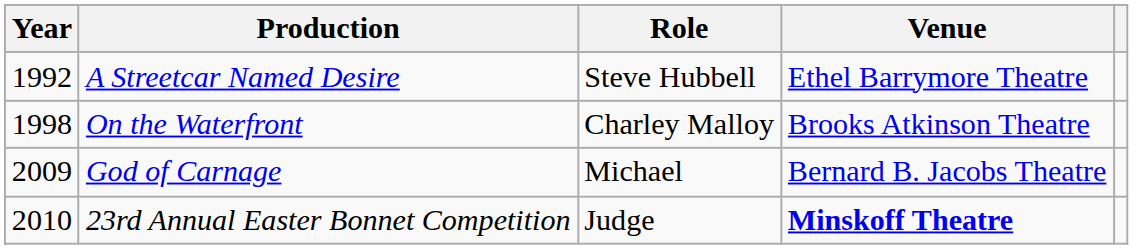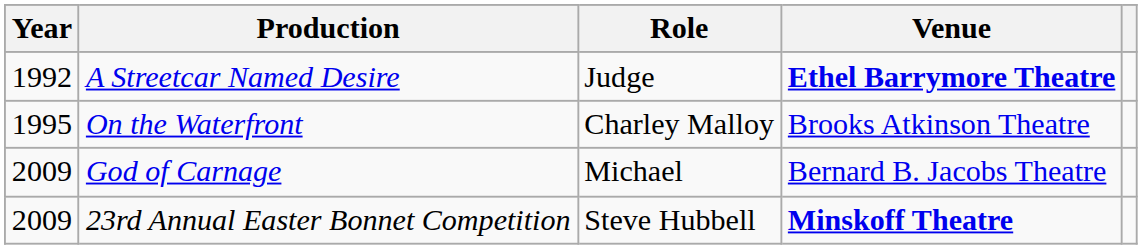(670, 76) Steve Hubbell -> (619, 76) Judge
(938, 76) normal -> (952, 76) bold
(42, 123) 1998 -> (42, 123) 1995
(42, 219) 2010 -> (42, 219) 2009
(619, 219) Judge -> (670, 219) Steve Hubbell
